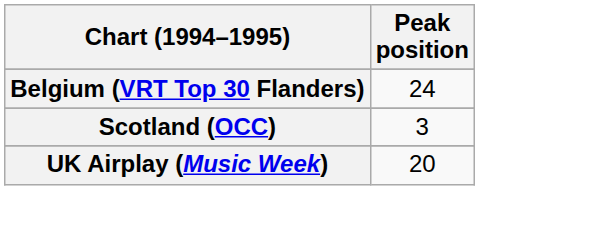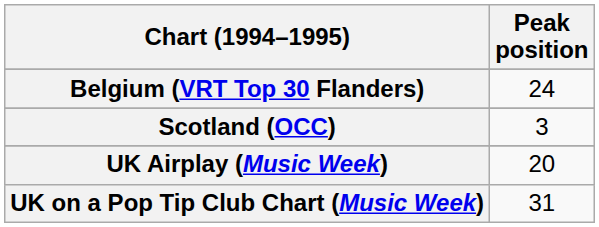+ row: (247, 202)
